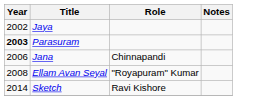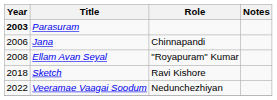- row: (42, 27)
(17, 88) 2014 -> (17, 73) 2018
+ row: (90, 88)
